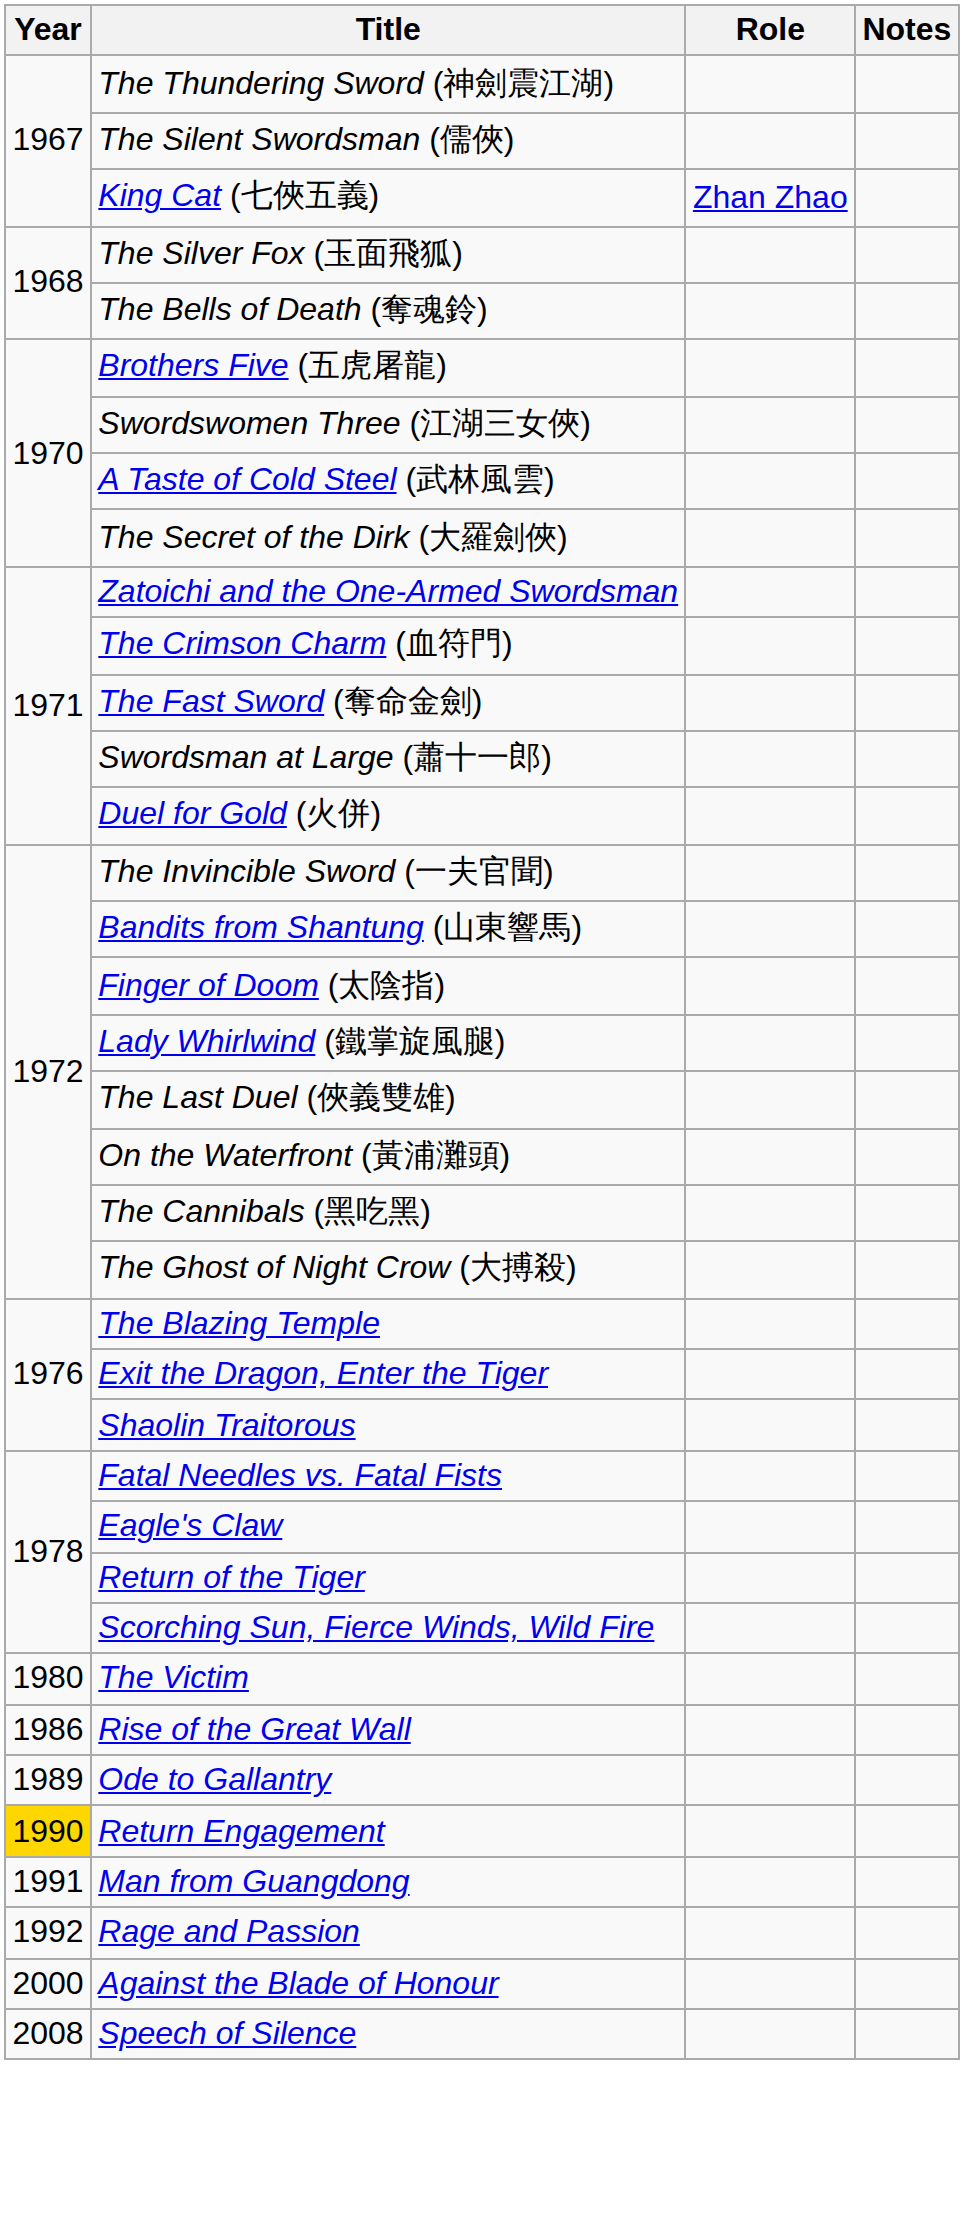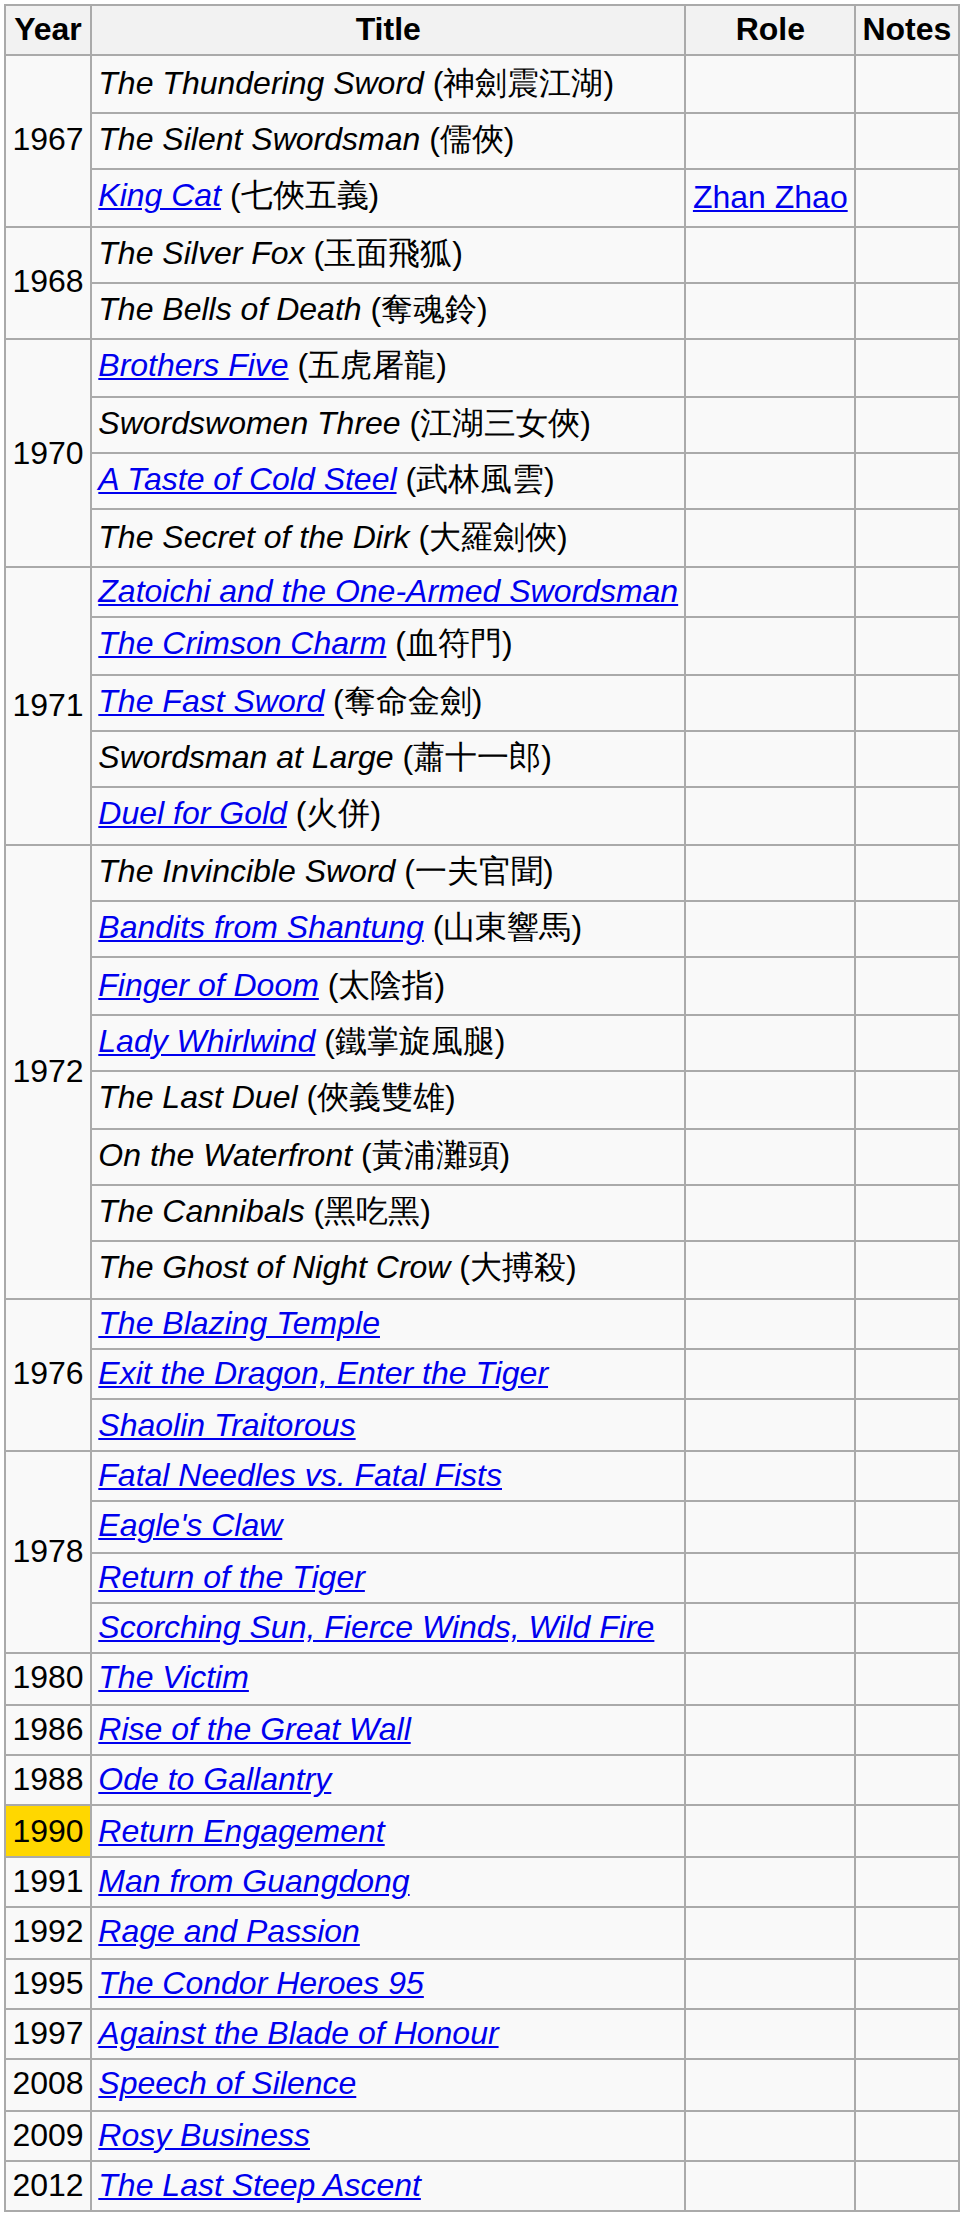(48, 1779) 1989 -> (48, 1779) 1988
+ row: (261, 1982)
(48, 1982) 2000 -> (48, 2033) 1997
+ row: (204, 2135)
+ row: (260, 2185)
